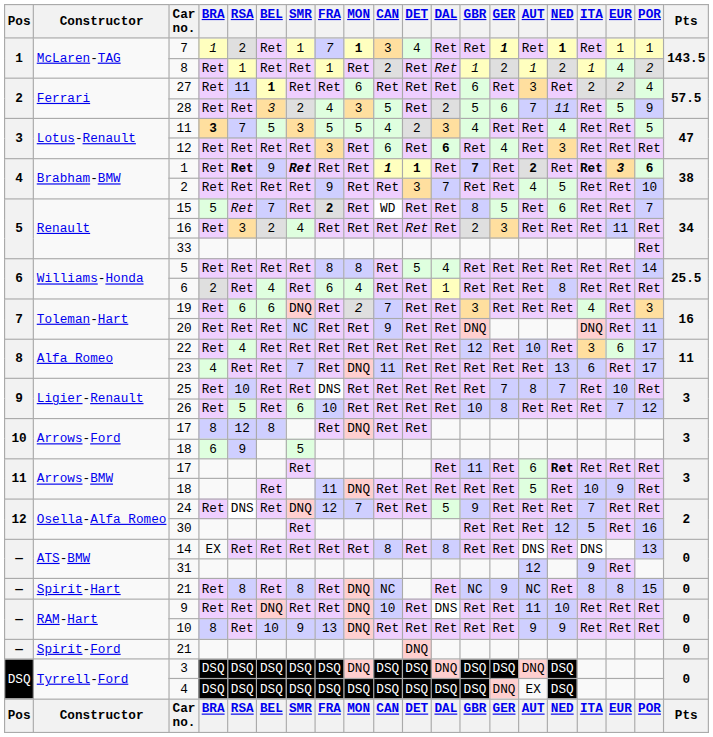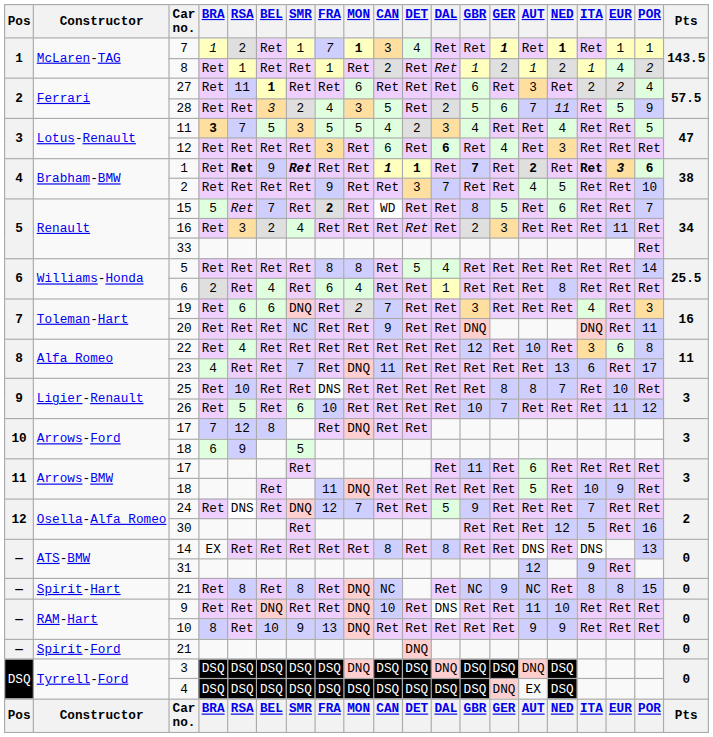(650, 349) 17 -> (650, 349) 8
(504, 389) 7 -> (504, 389) 8
(504, 409) 8 -> (504, 409) 7
(620, 409) 7 -> (620, 409) 11
(213, 429) 8 -> (213, 429) 7
(562, 469) bold -> (562, 469) normal
